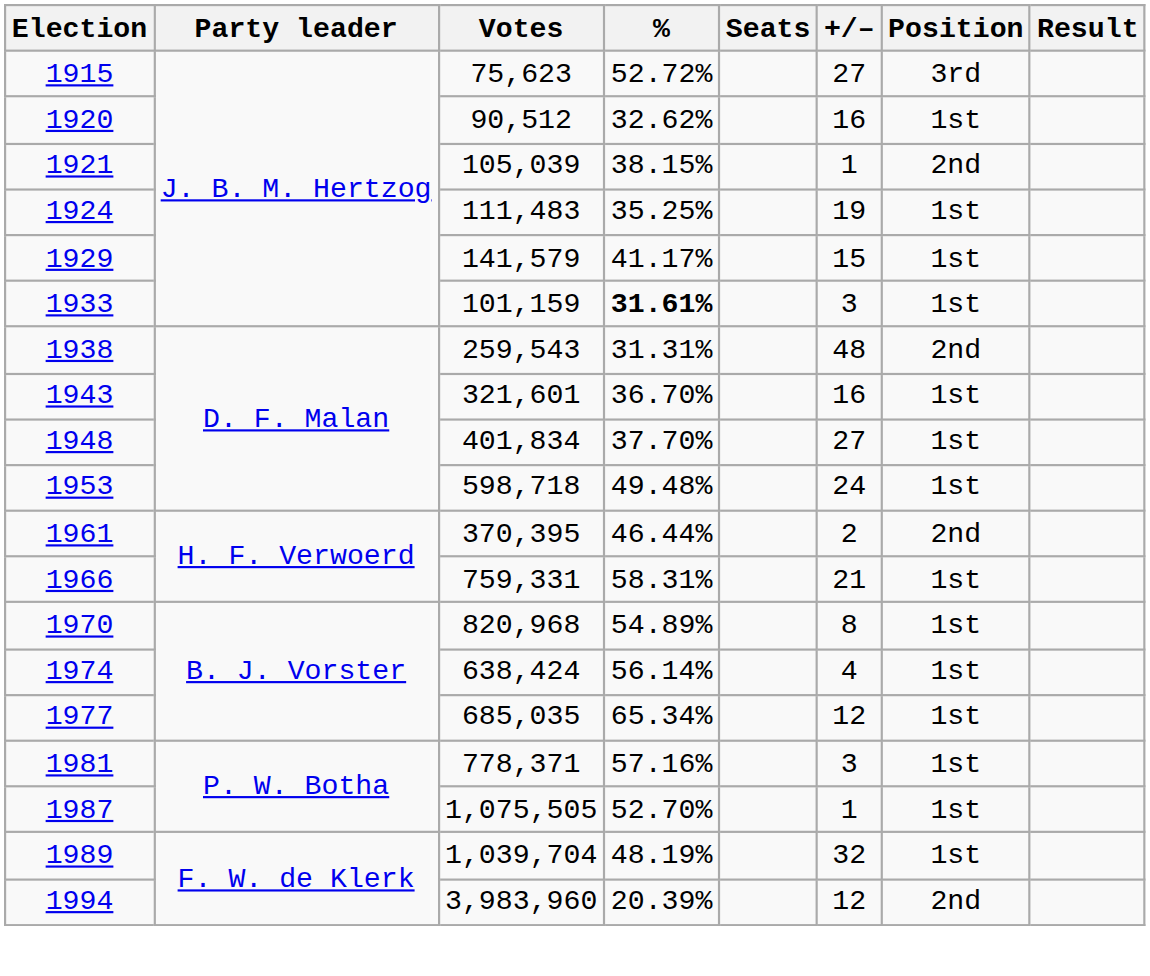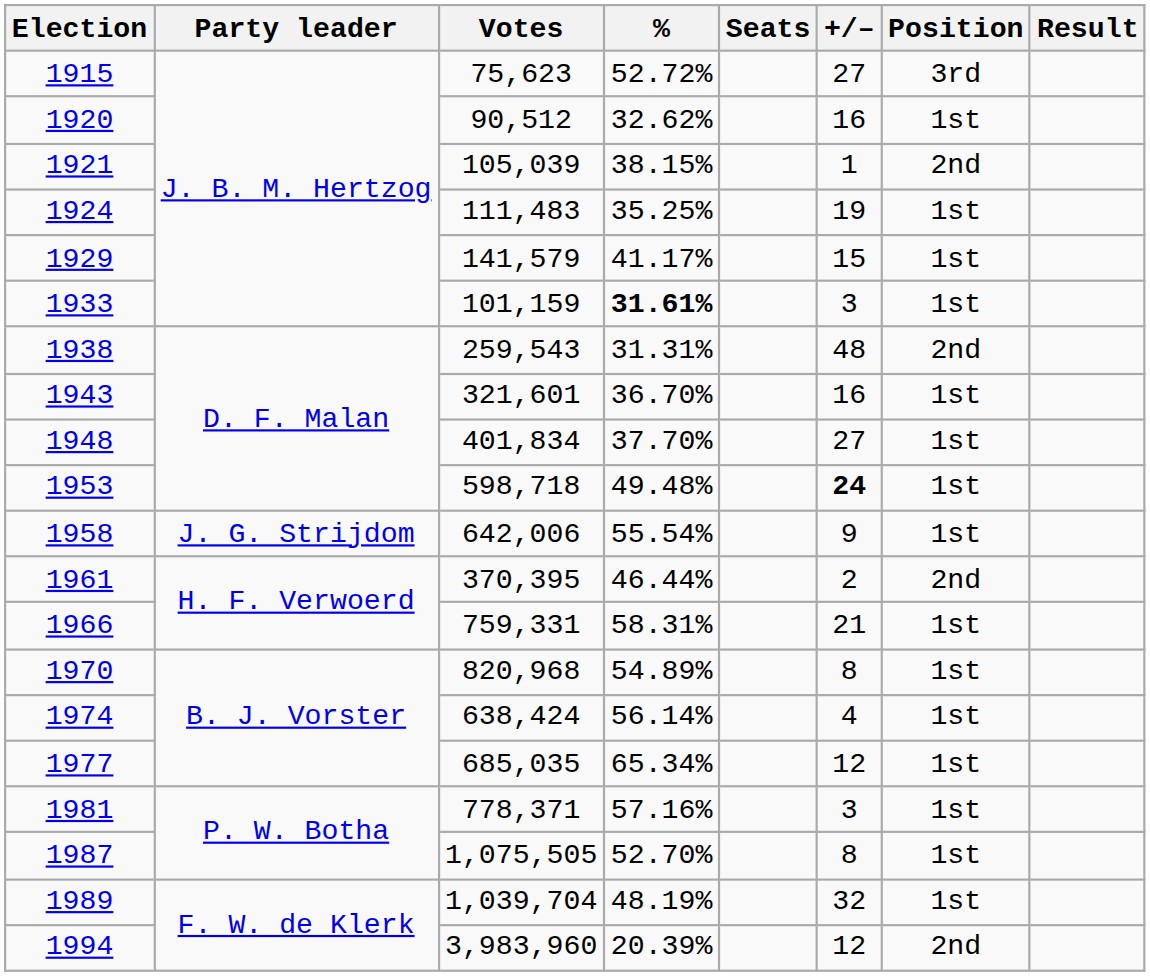(849, 488) normal -> (849, 488) bold
+ row: (80, 534)
(849, 810) 1 -> (849, 856) 8
